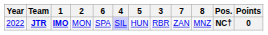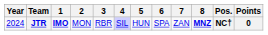columns swapped: (161, 10) <-> (103, 10)
(15, 23) 2022 -> (15, 23) 2024
(202, 23) normal -> (202, 23) bold
